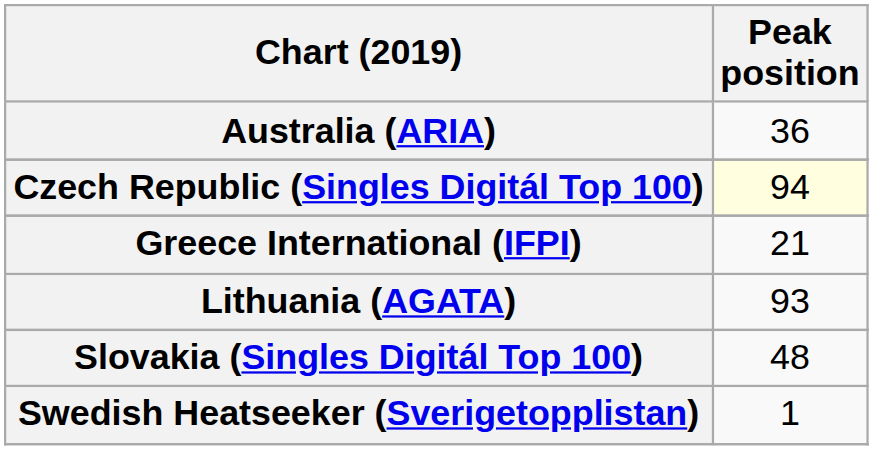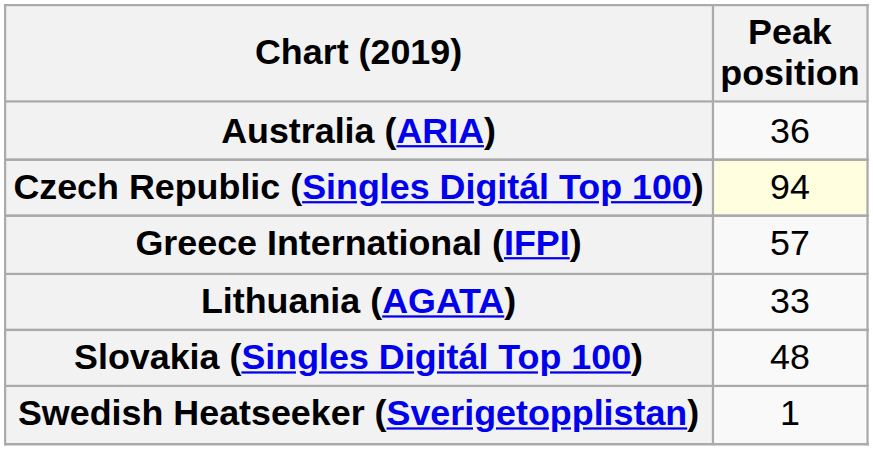(790, 243) 21 -> (790, 243) 57
(790, 300) 93 -> (790, 300) 33
